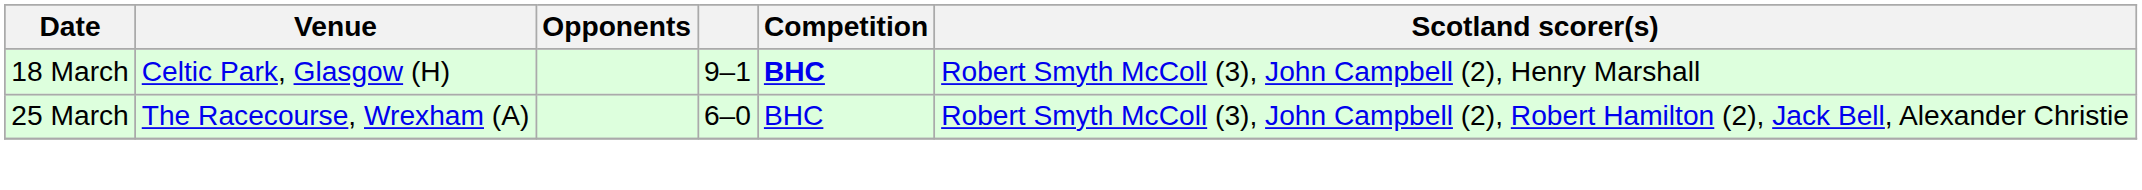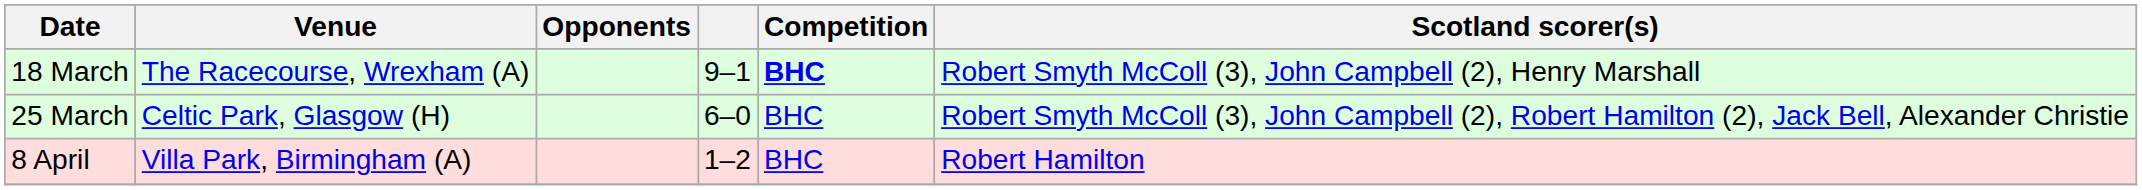(296, 71) Celtic Park, Glasgow (H) -> (336, 71) The Racecourse, Wrexham (A)
(336, 116) The Racecourse, Wrexham (A) -> (296, 116) Celtic Park, Glasgow (H)
+ row: (51, 160)
